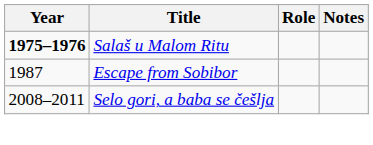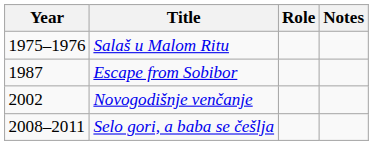(47, 45) bold -> (47, 45) normal
+ row: (173, 99)
